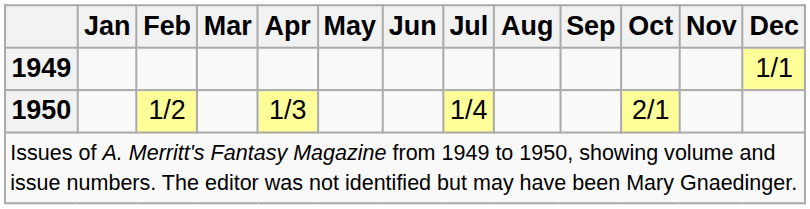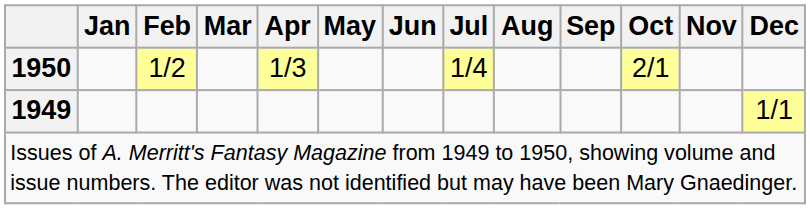rows swapped: (41, 68) <-> (41, 110)
